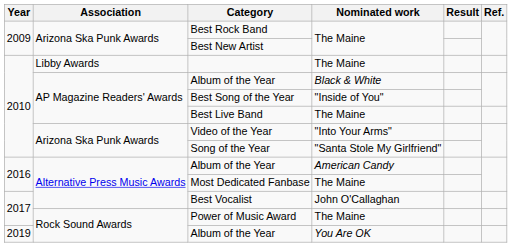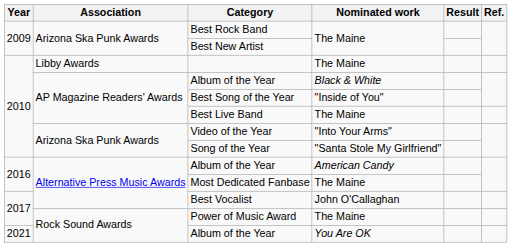(19, 234) 2019 -> (19, 234) 2021
